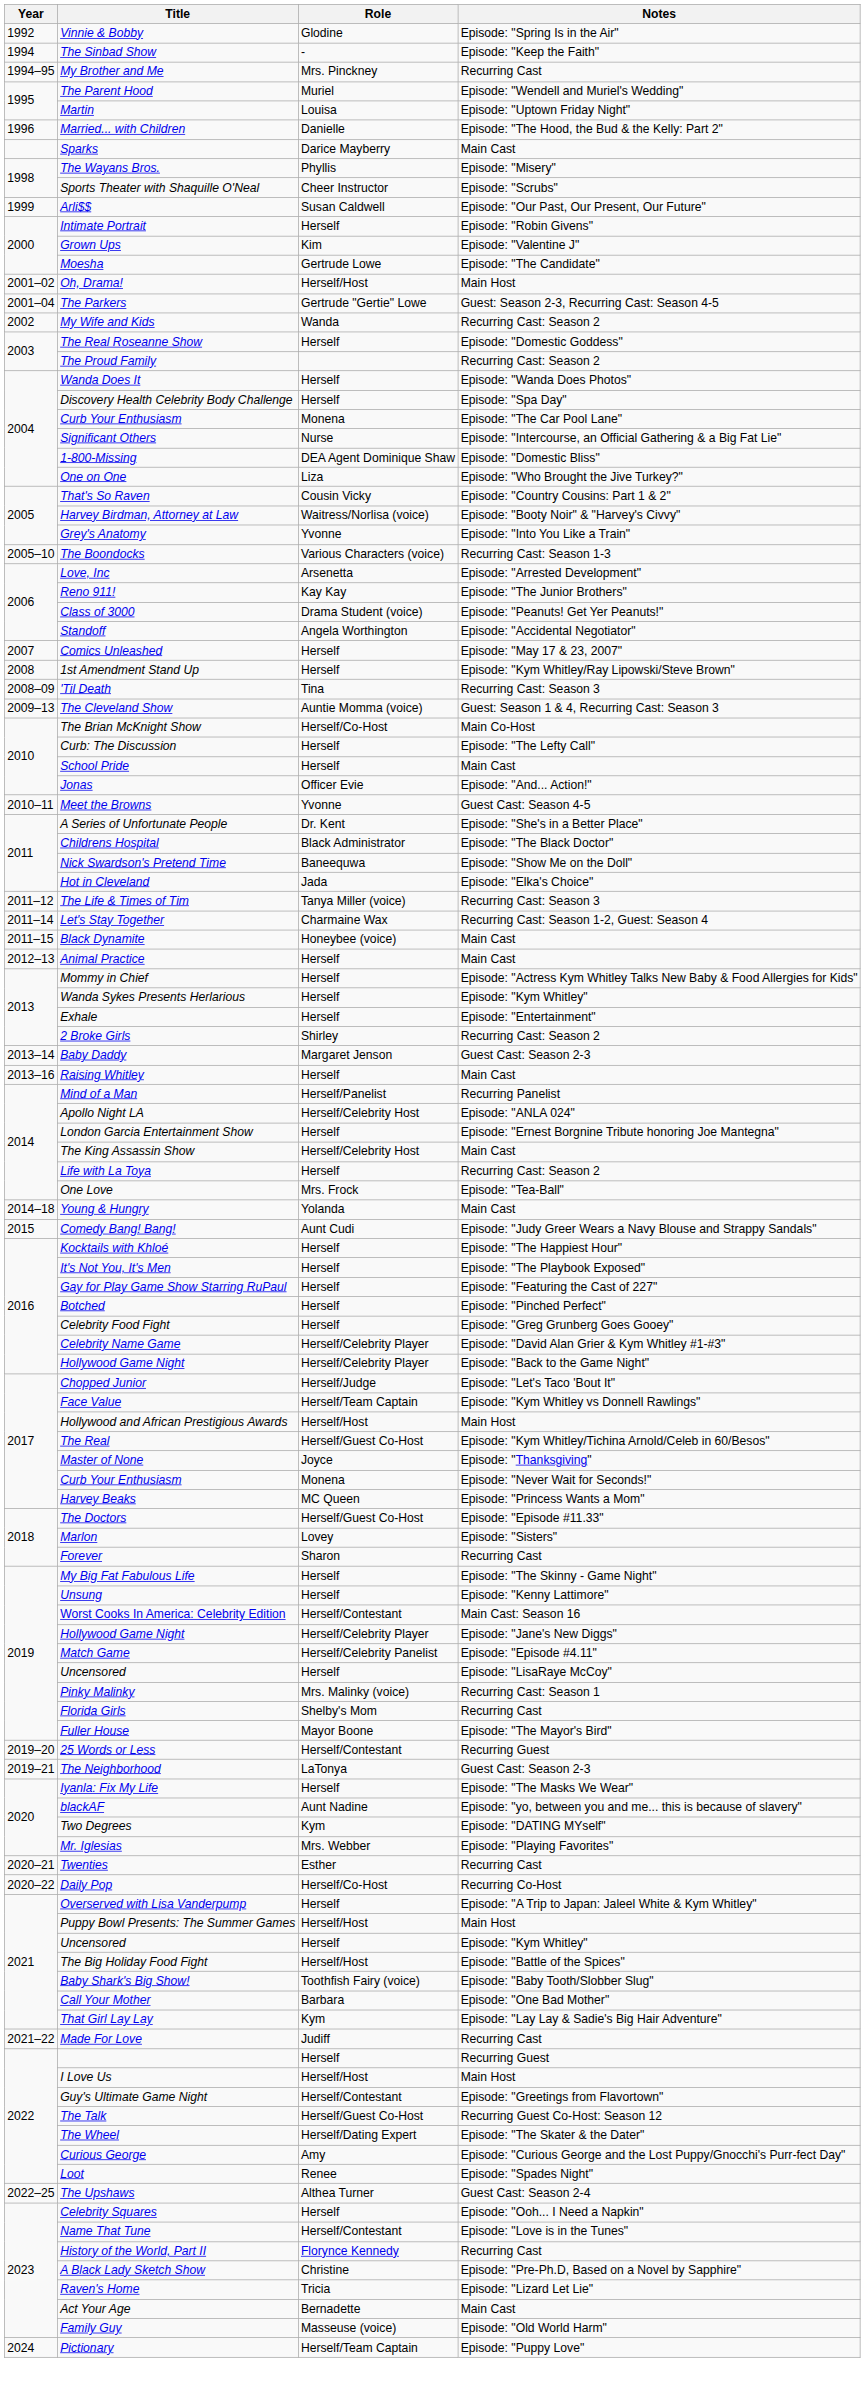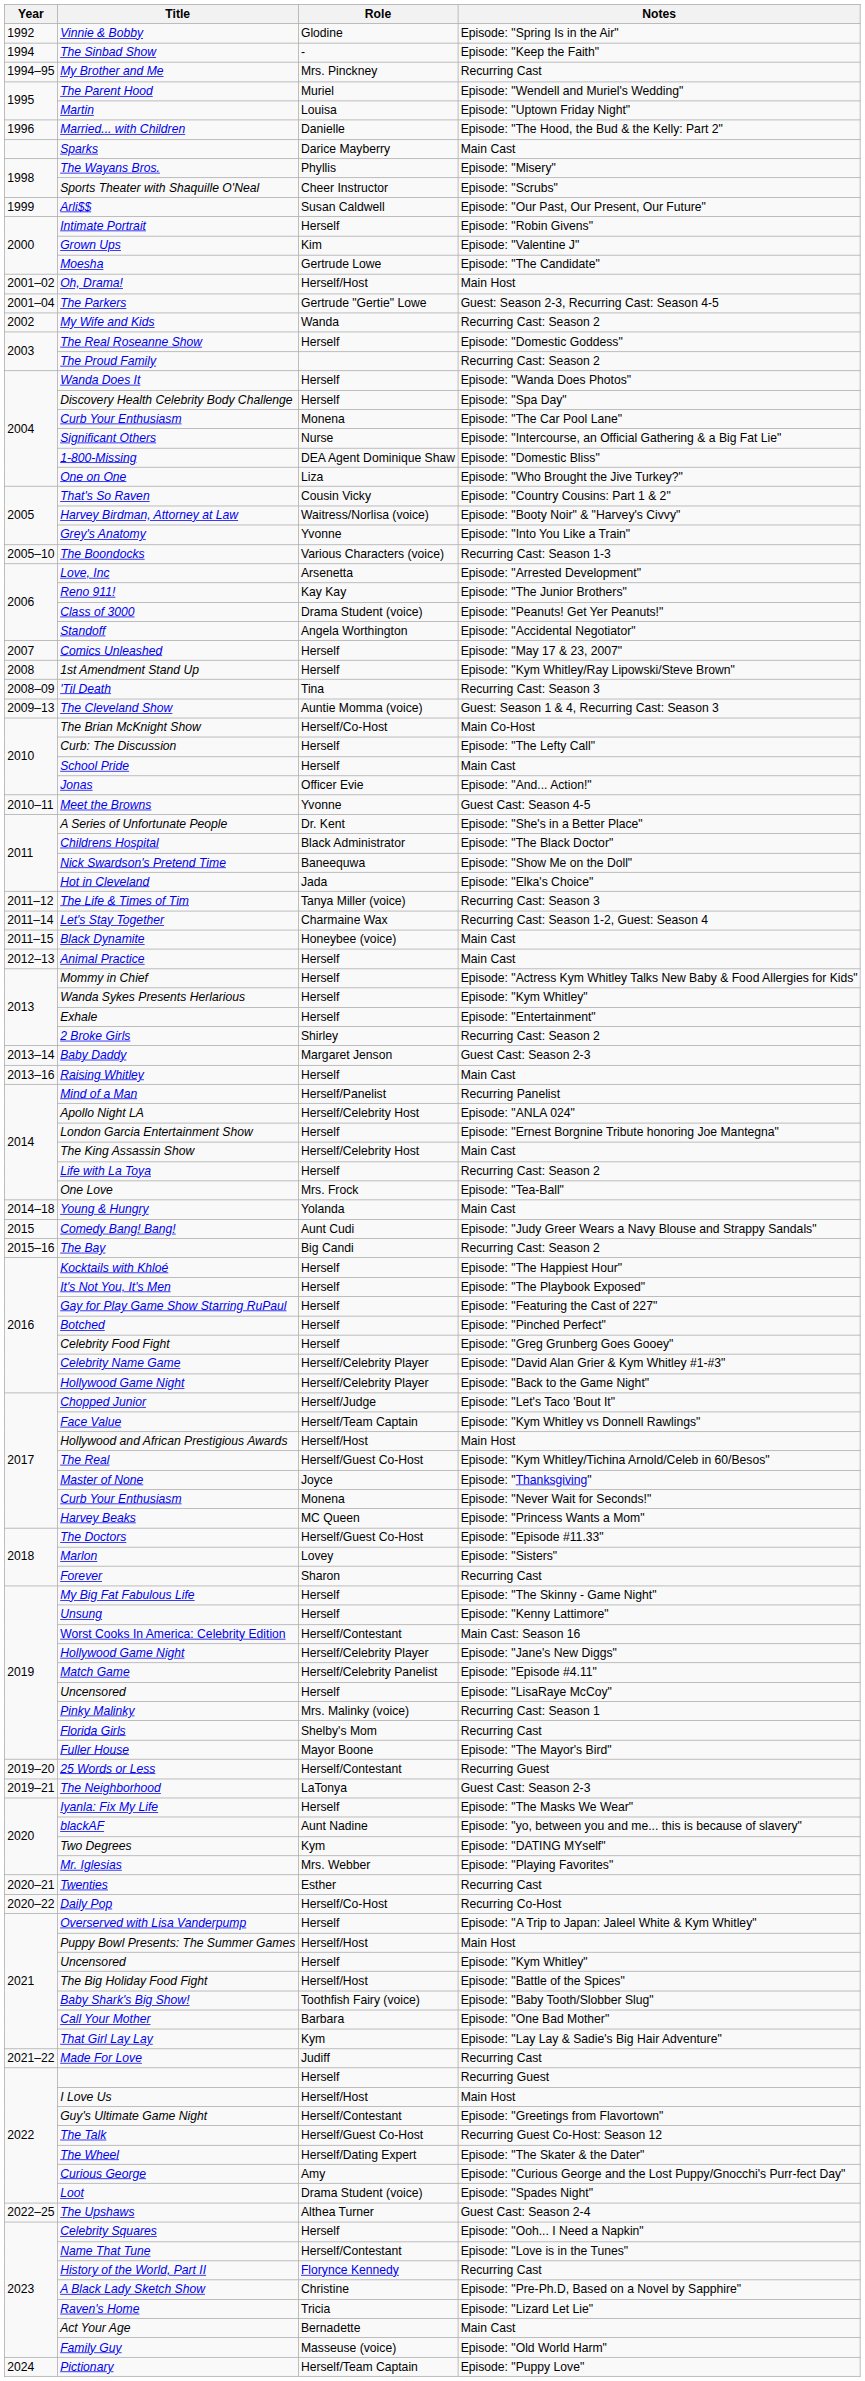+ row: (83, 1248)
(319, 2174) Renee -> (362, 2193) Drama Student (voice)
